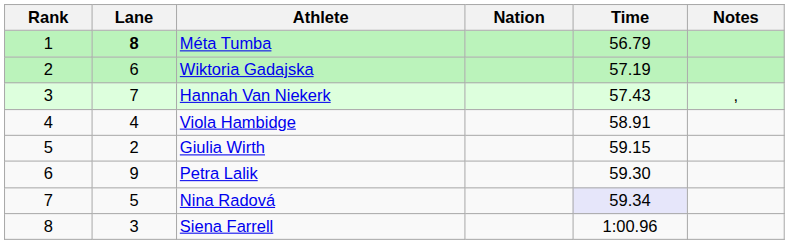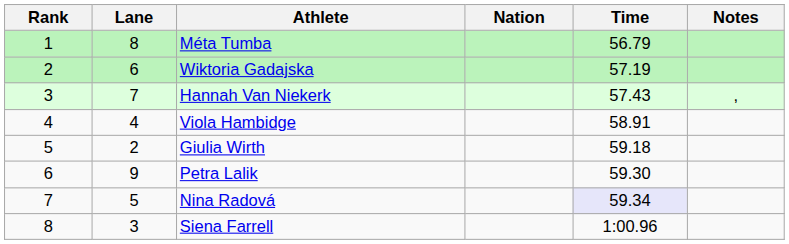(134, 43) bold -> (134, 43) normal
(630, 148) 59.15 -> (630, 148) 59.18
